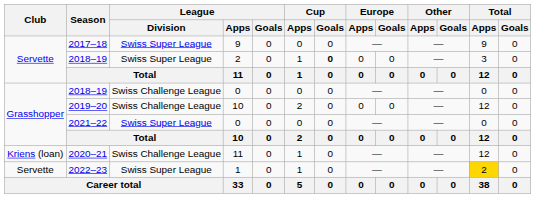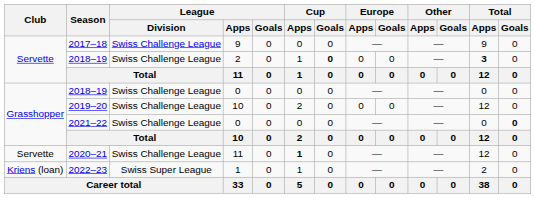(166, 43) Swiss Super League -> (166, 43) Swiss Challenge League
(166, 59) Swiss Super League -> (166, 59) Swiss Challenge League
(484, 59) normal -> (484, 59) bold
(166, 122) Swiss Super League -> (166, 122) Swiss Challenge League
(515, 122) normal -> (515, 122) bold
(35, 153) Kriens (loan) -> (35, 153) Servette
(299, 153) normal -> (299, 153) bold
(35, 169) Servette -> (35, 169) Kriens (loan)
(484, 169) gold background -> (484, 169) no background
